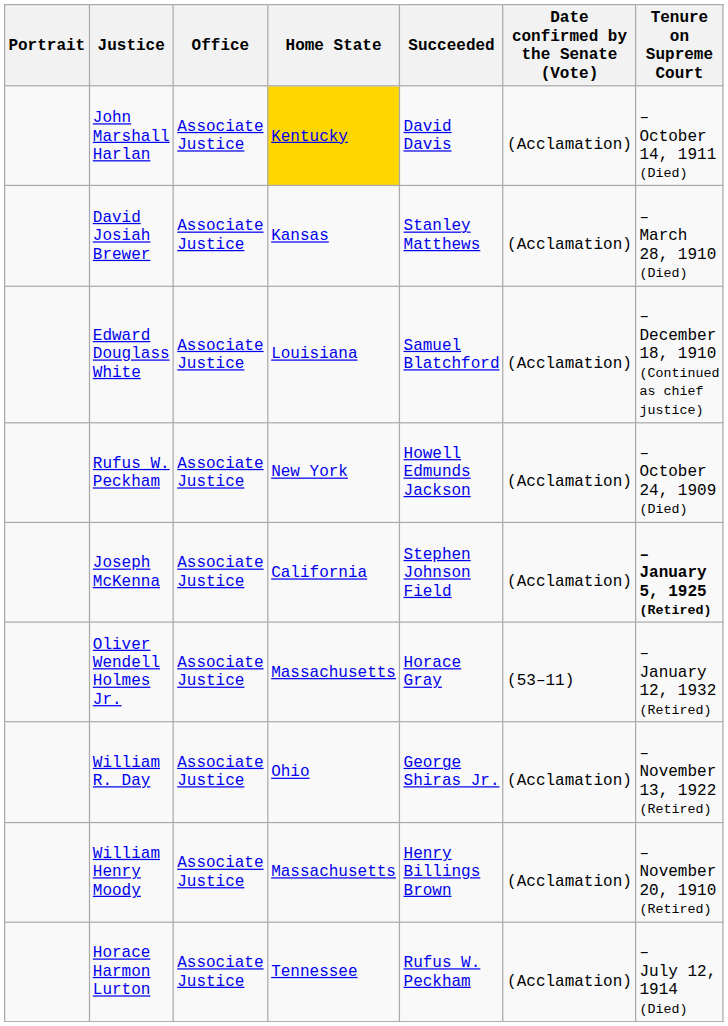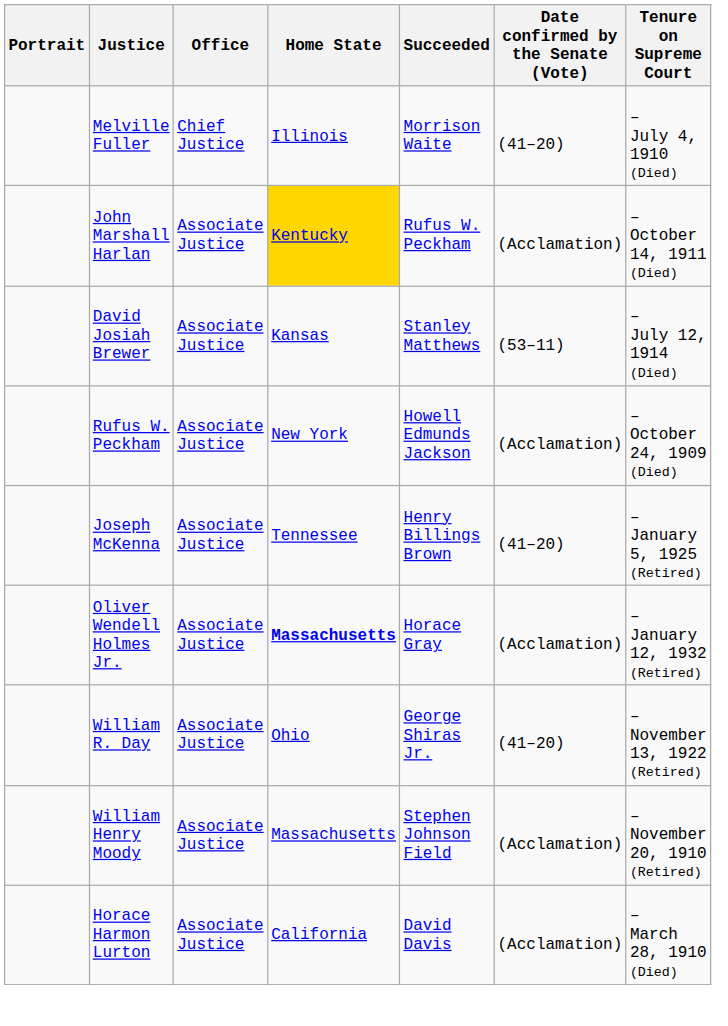+ row: (131, 136)
(428, 136) David Davis -> (442, 236) Rufus W. Peckham
(569, 245) (Acclamation) -> (531, 345) (53–11)
(678, 244) – March 28, 1910 (Died) -> (668, 344) – July 12, 1914 (Died)
- row: (131, 354)
(319, 572) California -> (314, 535) Tennessee
(437, 572) Stephen Johnson Field -> (442, 535) Henry Billings Brown
(569, 582) (Acclamation) -> (531, 545) (41–20)
(675, 582) bold -> (666, 544) normal
(334, 672) normal -> (334, 635) bold
(541, 681) (53–11) -> (560, 644) (Acclamation)
(569, 781) (Acclamation) -> (531, 744) (41–20)
(442, 872) Henry Billings Brown -> (437, 835) Stephen Johnson Field
(314, 972) Tennessee -> (319, 935) California
(442, 972) Rufus W. Peckham -> (428, 935) David Davis
(678, 980) – July 12, 1914 (Died) -> (668, 943) – March 28, 1910 (Died)
